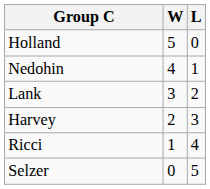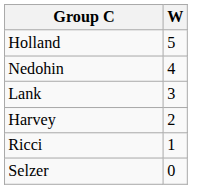- column: (196, 17)
